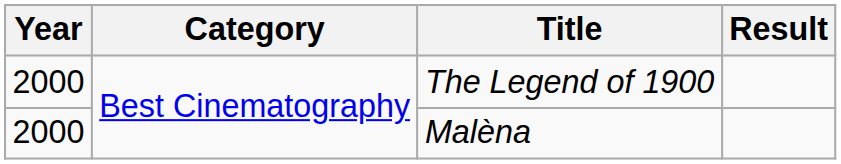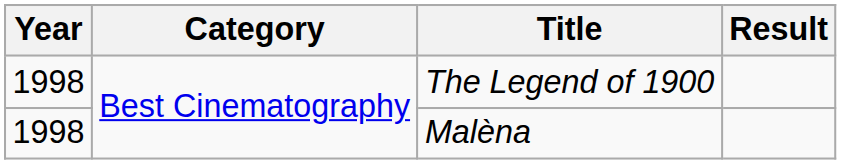(48, 81) 2000 -> (48, 81) 1998
(48, 132) 2000 -> (48, 132) 1998
